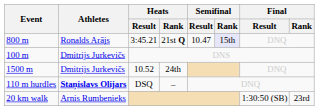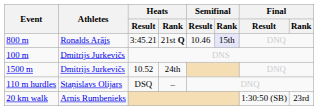(201, 41) 10.47 -> (201, 41) 10.46
(93, 84) bold -> (91, 84) normal
